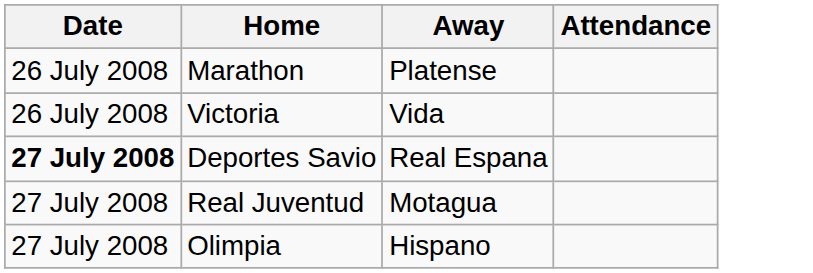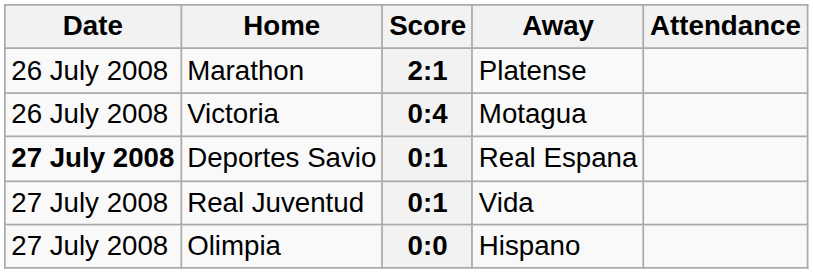+ column: (428, 26)
(417, 114) Vida -> (533, 114) Motagua
(443, 202) Motagua -> (506, 202) Vida
